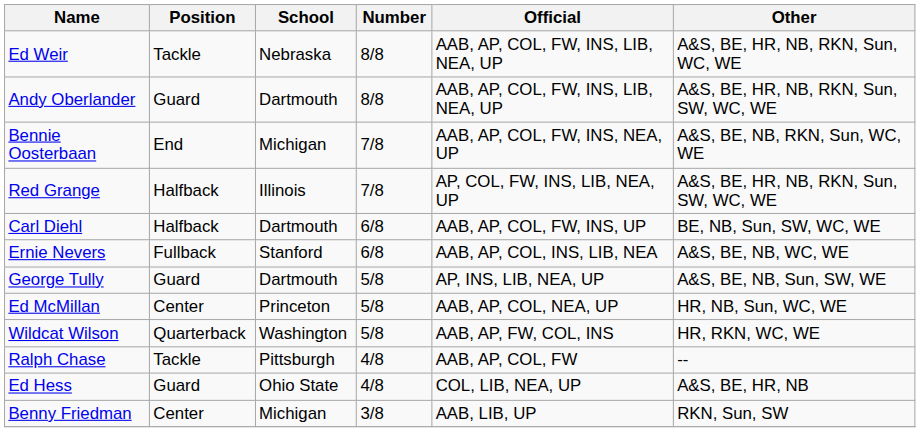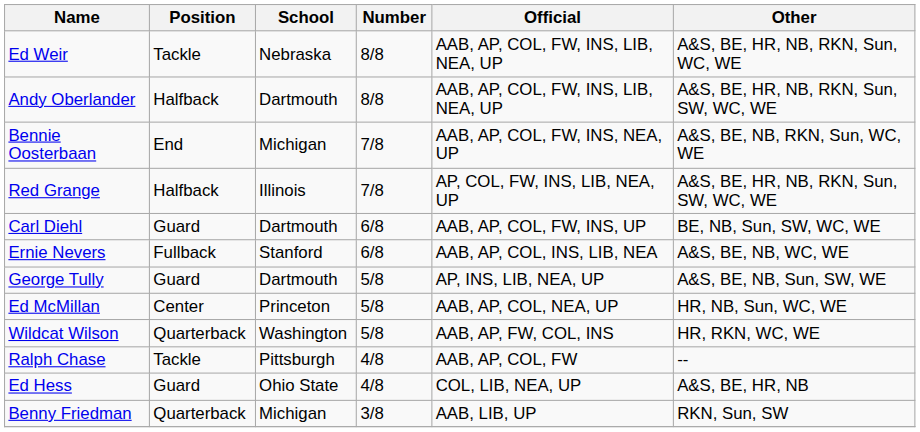(177, 99) Guard -> (186, 99) Halfback
(186, 226) Halfback -> (177, 226) Guard
(179, 413) Center -> (200, 413) Quarterback
